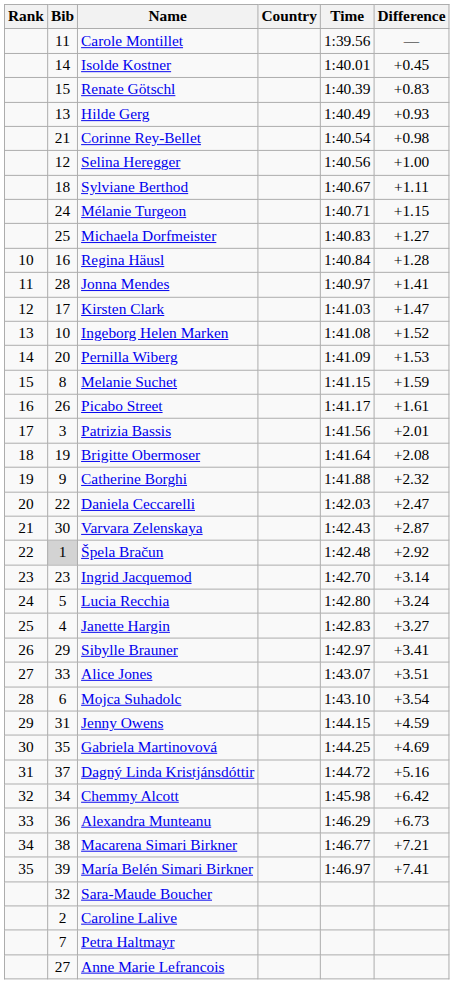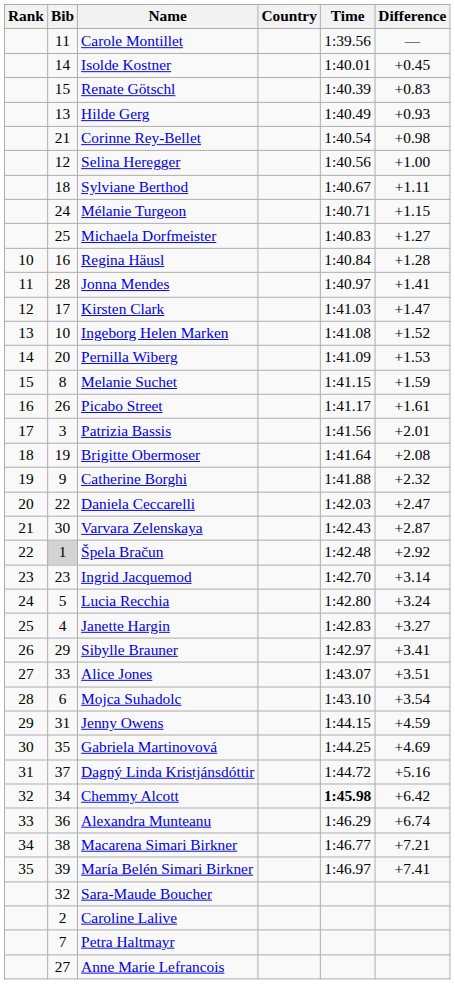(347, 796) normal -> (348, 796) bold
(412, 820) +6.73 -> (412, 820) +6.74
